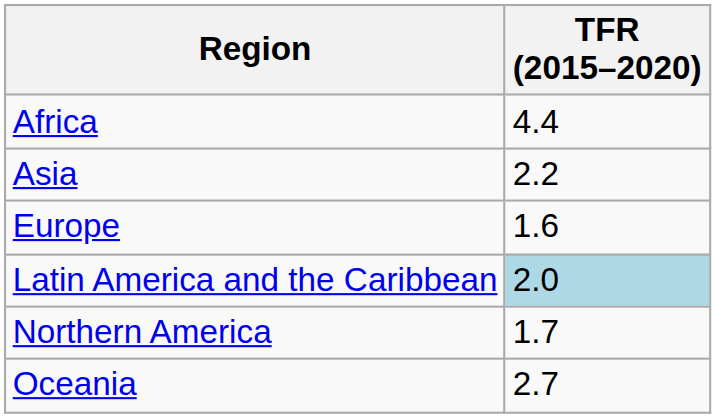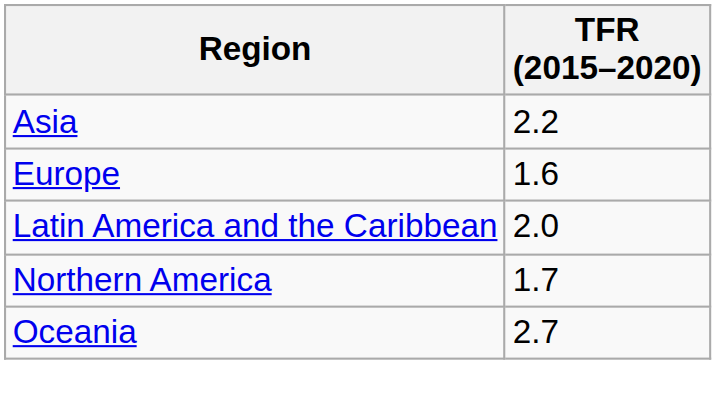- row: (55, 121)
(536, 279) lightblue background -> (536, 226) no background
